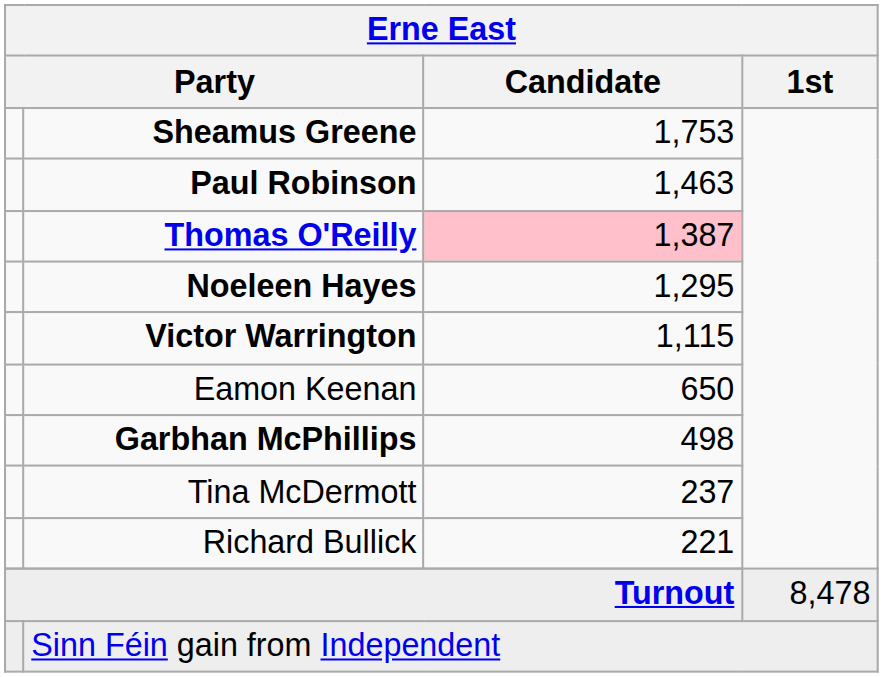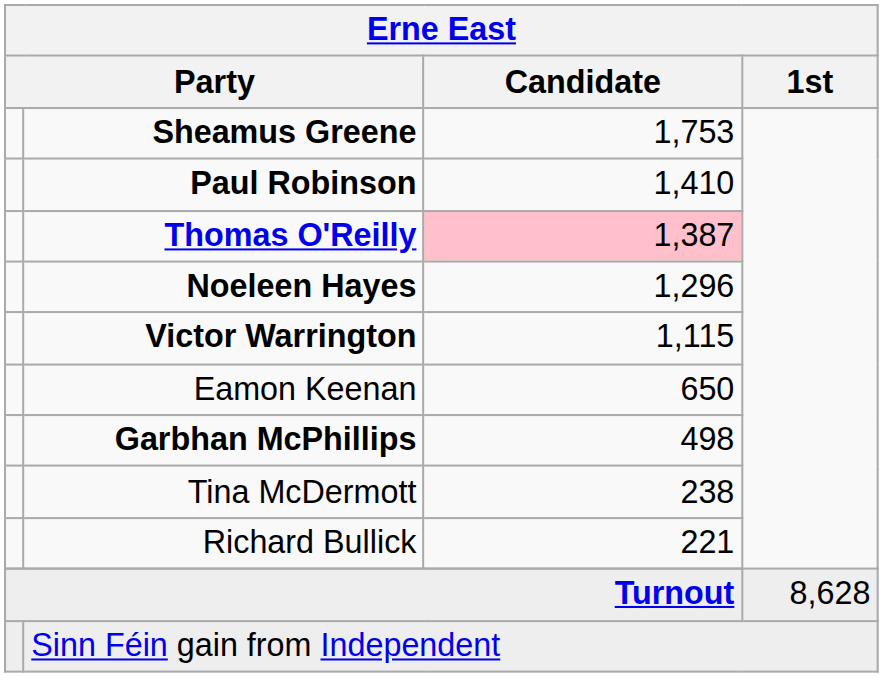(694, 183) 1,463 -> (694, 183) 1,410
(694, 286) 1,295 -> (694, 286) 1,296
(707, 491) 237 -> (707, 491) 238
(830, 593) 8,478 -> (830, 593) 8,628
